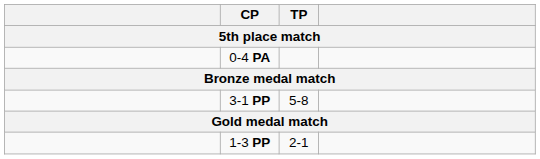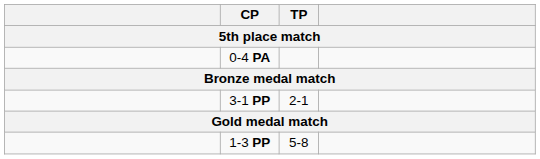(299, 100) 5-8 -> (299, 100) 2-1
(299, 143) 2-1 -> (299, 143) 5-8
